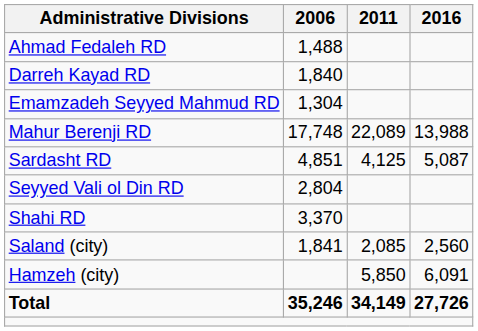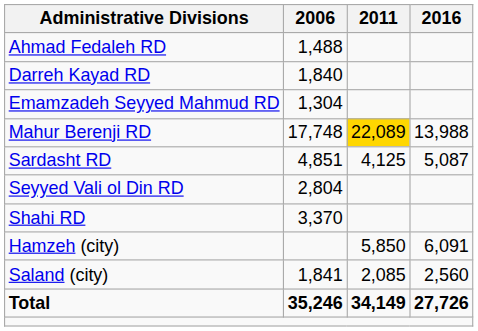(378, 132) no background -> (378, 132) gold background
rows swapped: (64, 274) <-> (58, 246)
